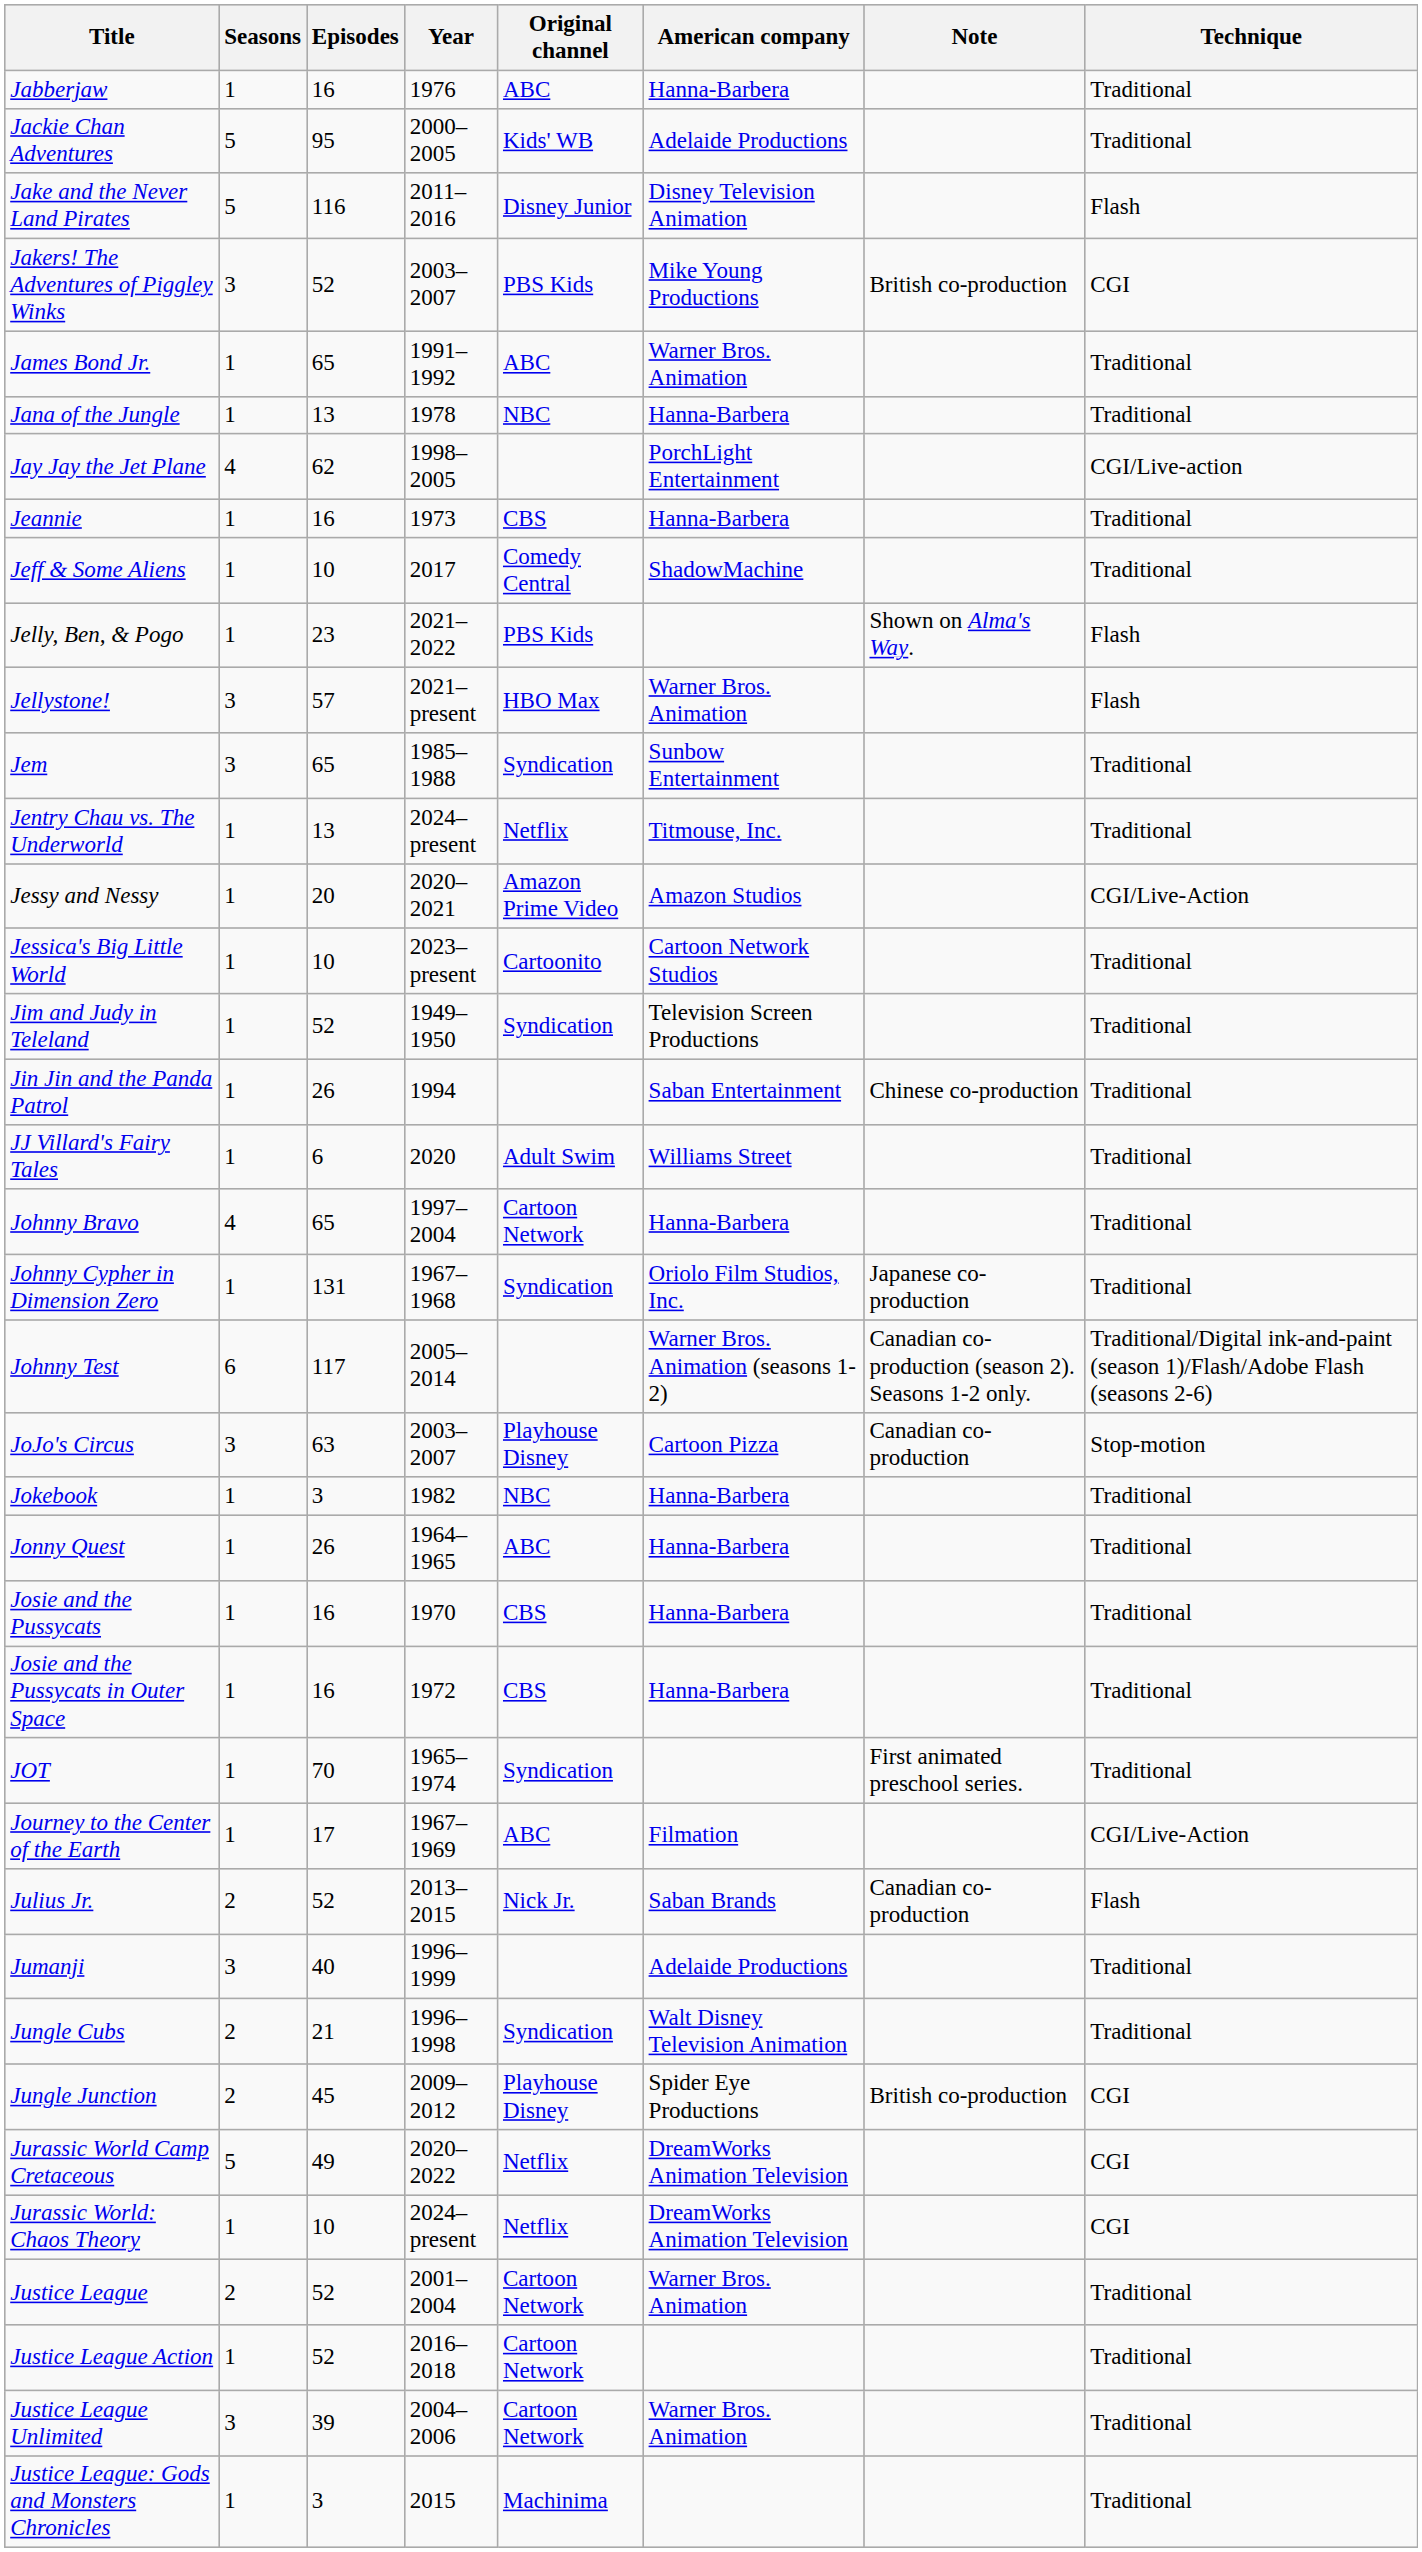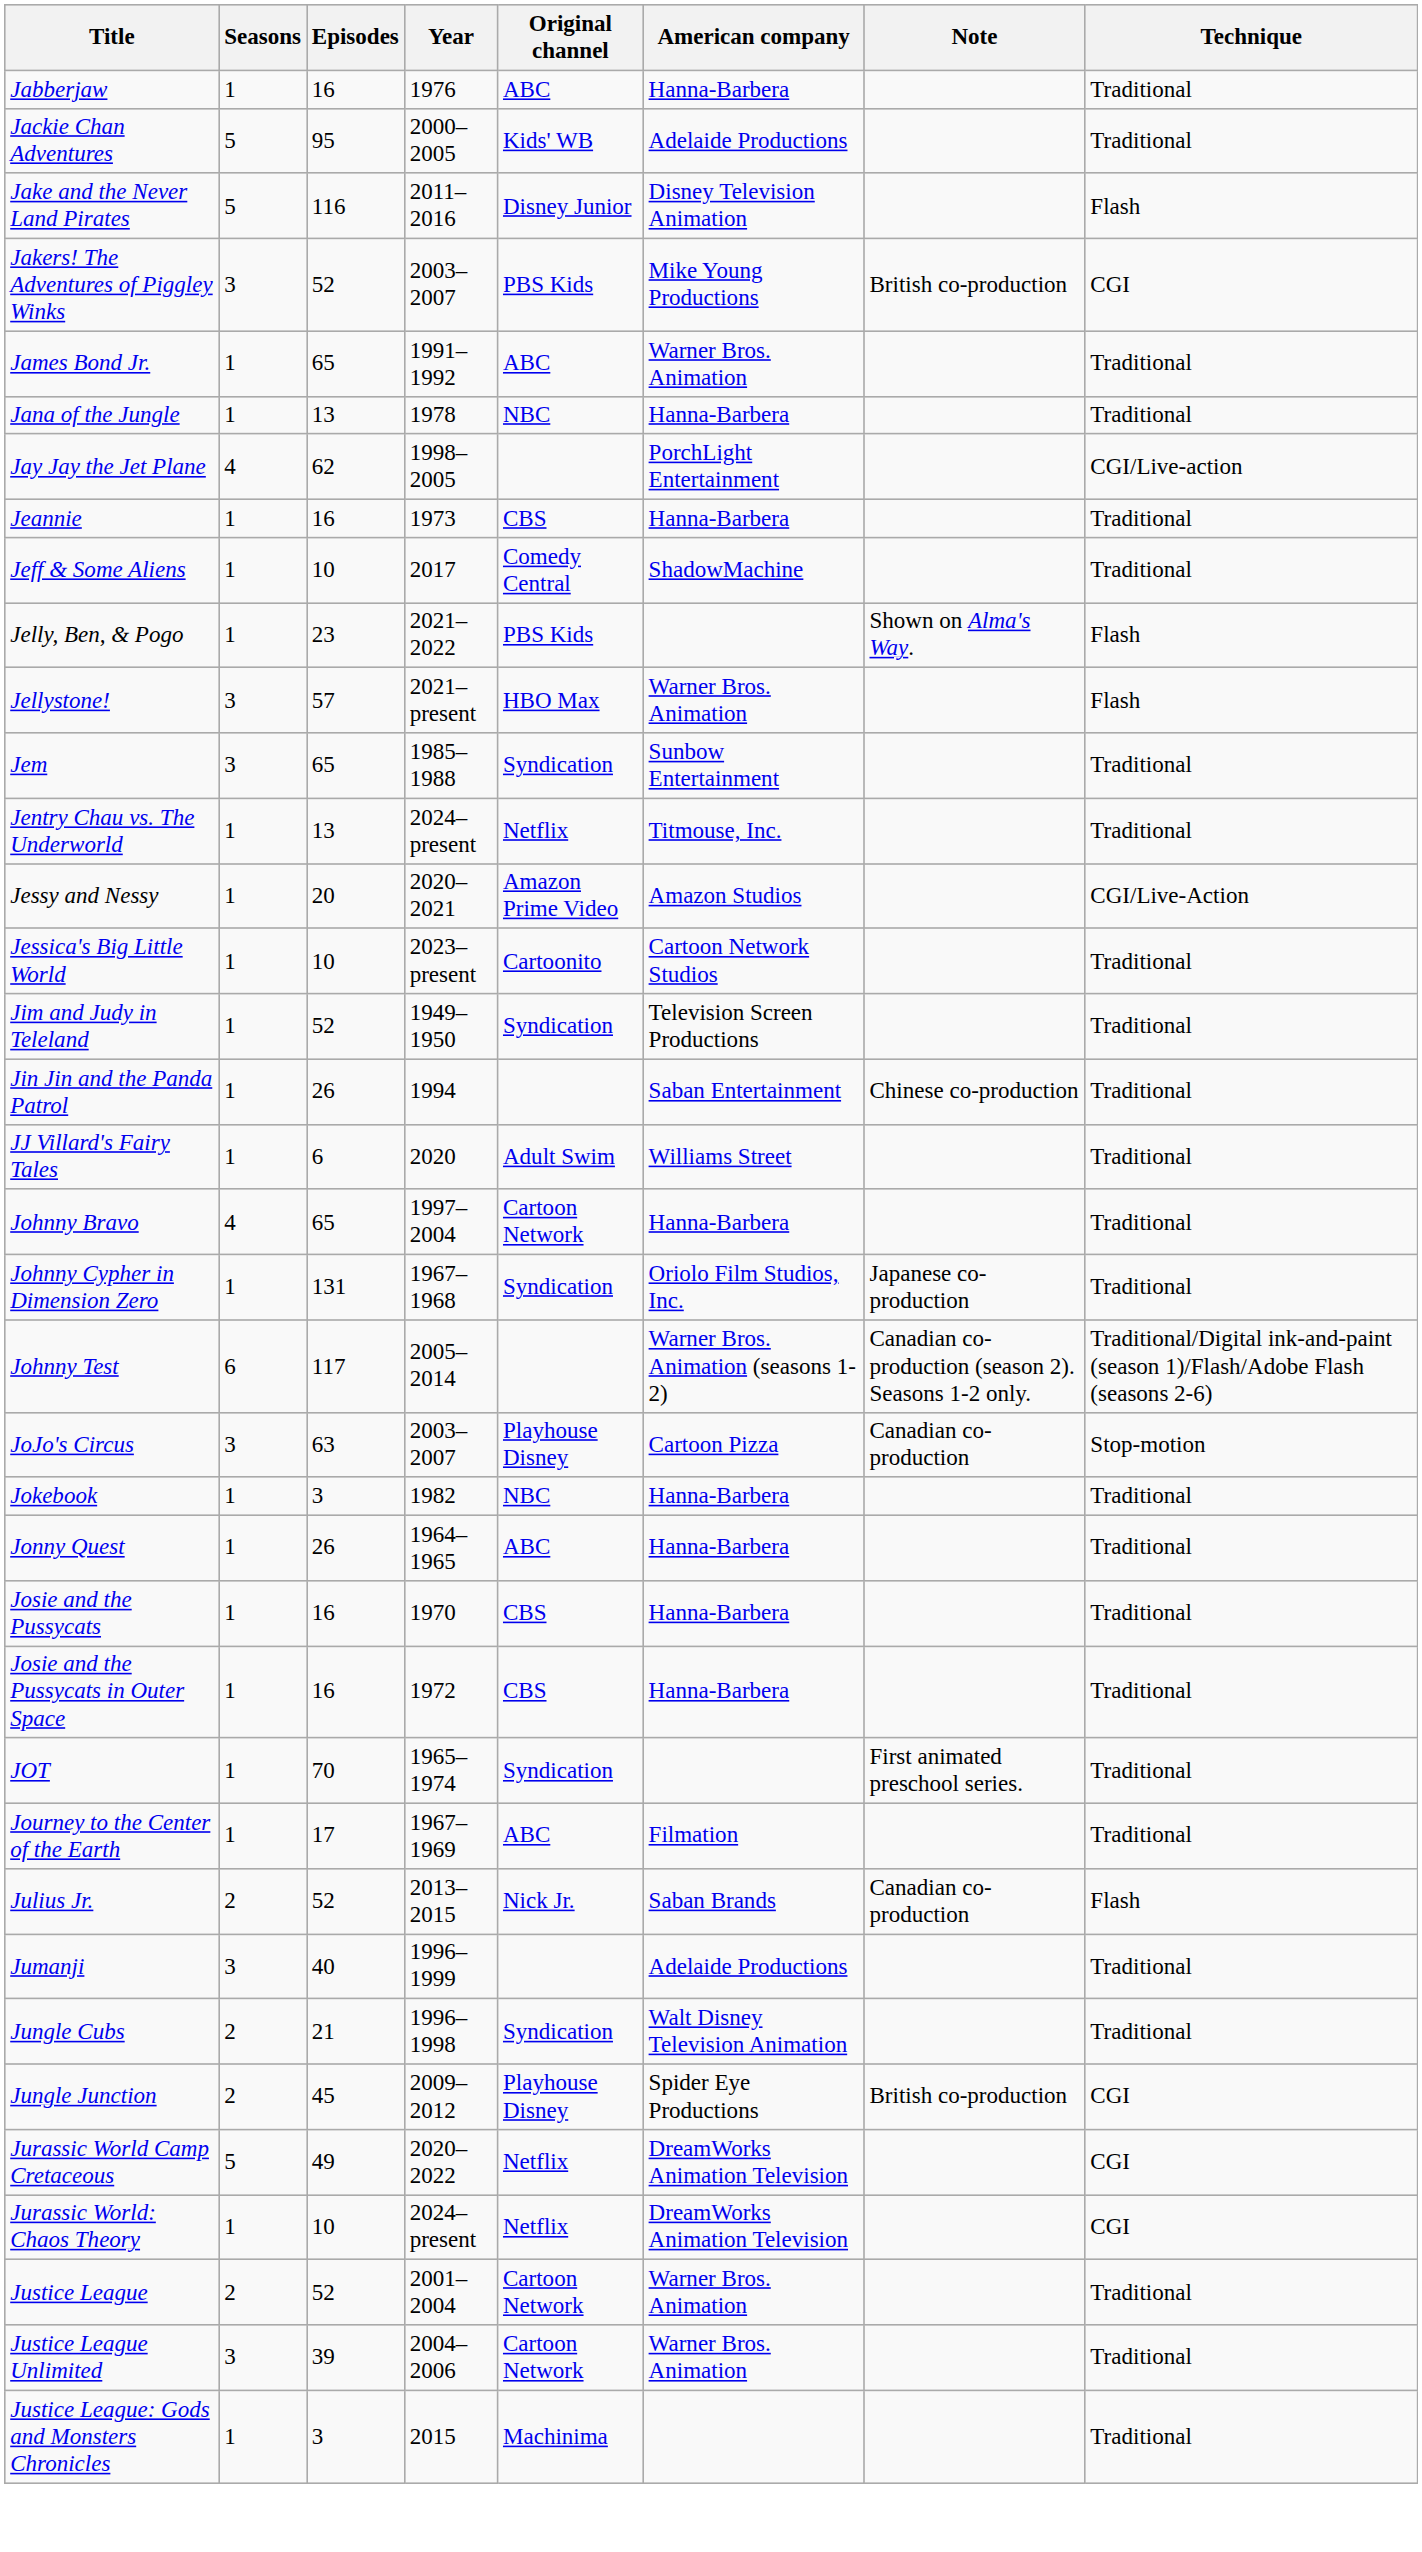(1170, 1835) CGI/Live-Action -> (1141, 1835) Traditional
- row: (112, 2357)
